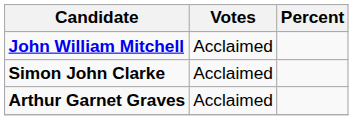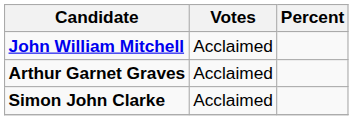rows swapped: (87, 73) <-> (97, 100)
